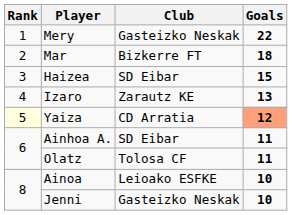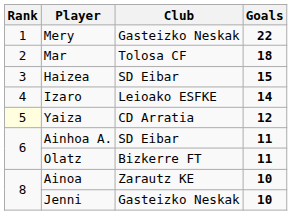(160, 56) Bizkerre FT -> (152, 56) Tolosa CF
(156, 97) Zarautz KE -> (168, 97) Leioako ESFKE
(265, 97) 13 -> (265, 97) 14
(265, 118) lightsalmon background -> (265, 118) no background
(152, 159) Tolosa CF -> (160, 159) Bizkerre FT
(168, 179) Leioako ESFKE -> (156, 179) Zarautz KE
